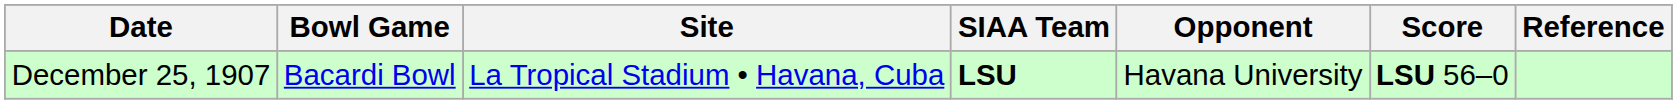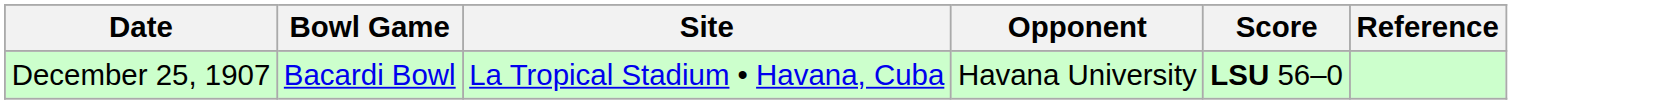- column: (1034, 27)
